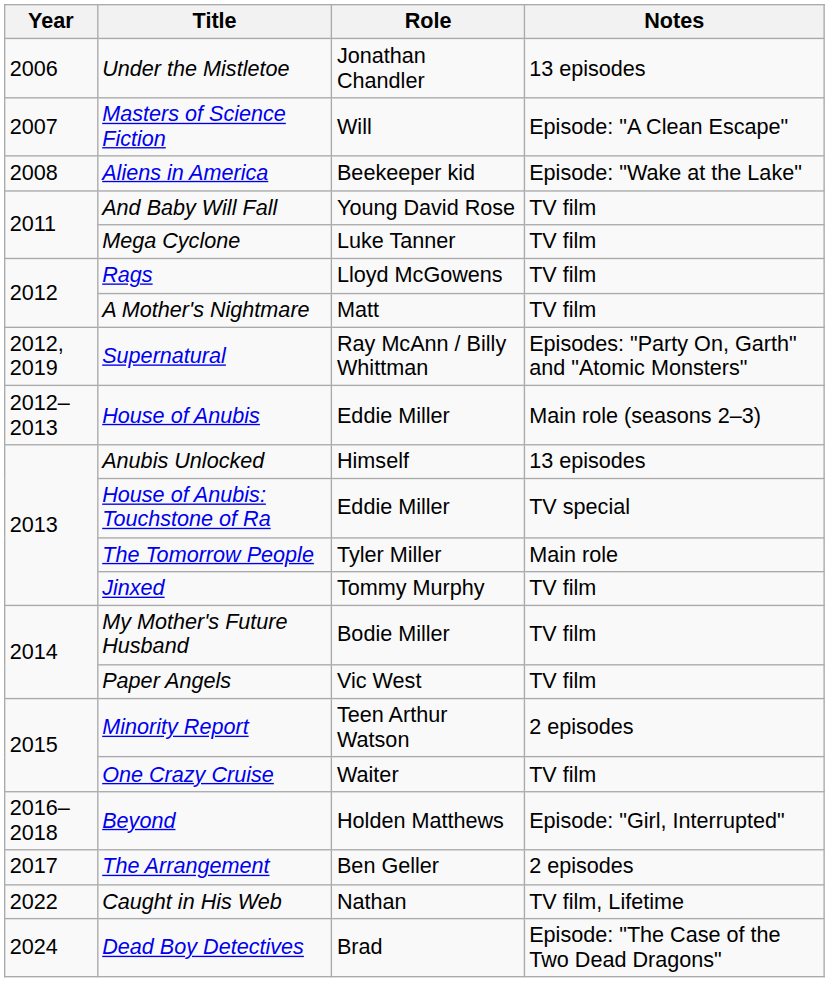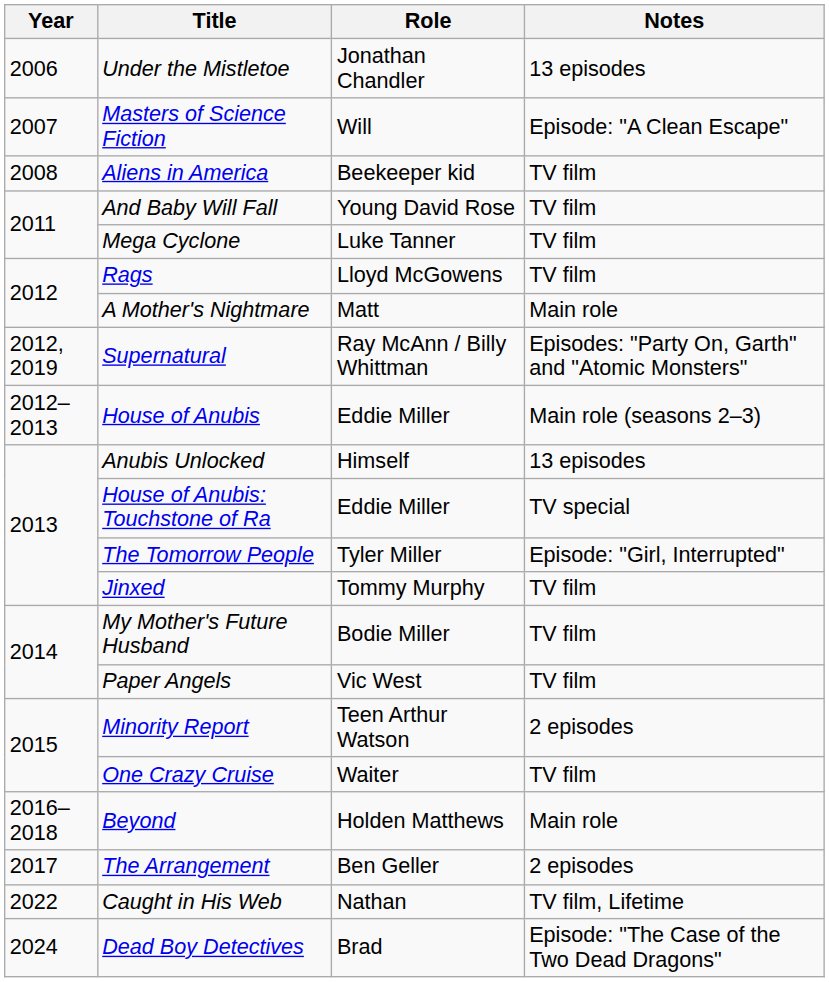(666, 172) Episode: "Wake at the Lake" -> (563, 172) TV film
(563, 310) TV film -> (574, 310) Main role
(574, 554) Main role -> (657, 554) Episode: "Girl, Interrupted"
(657, 820) Episode: "Girl, Interrupted" -> (574, 820) Main role
